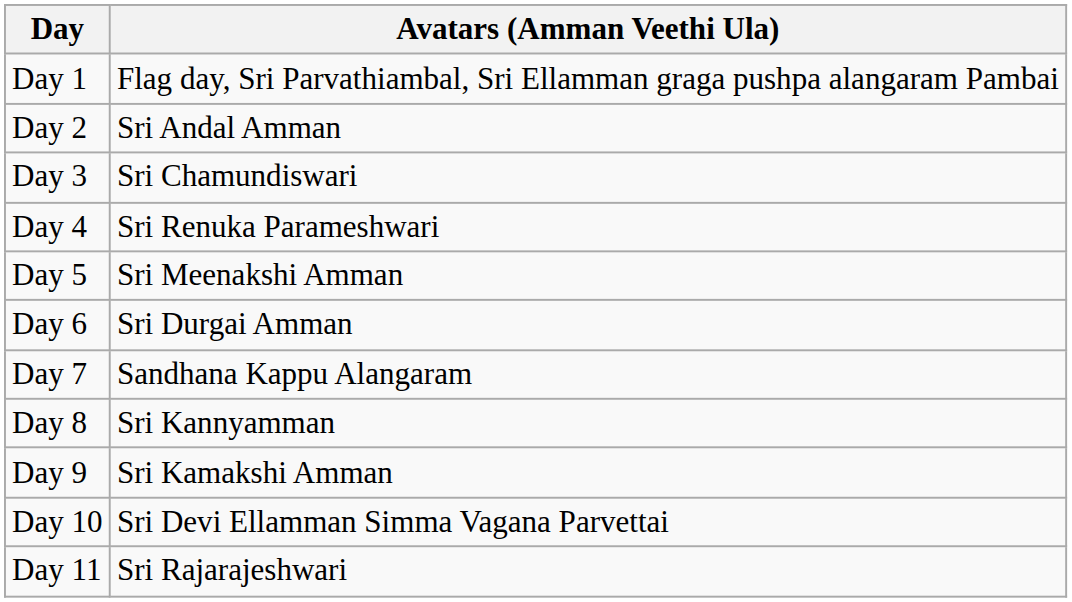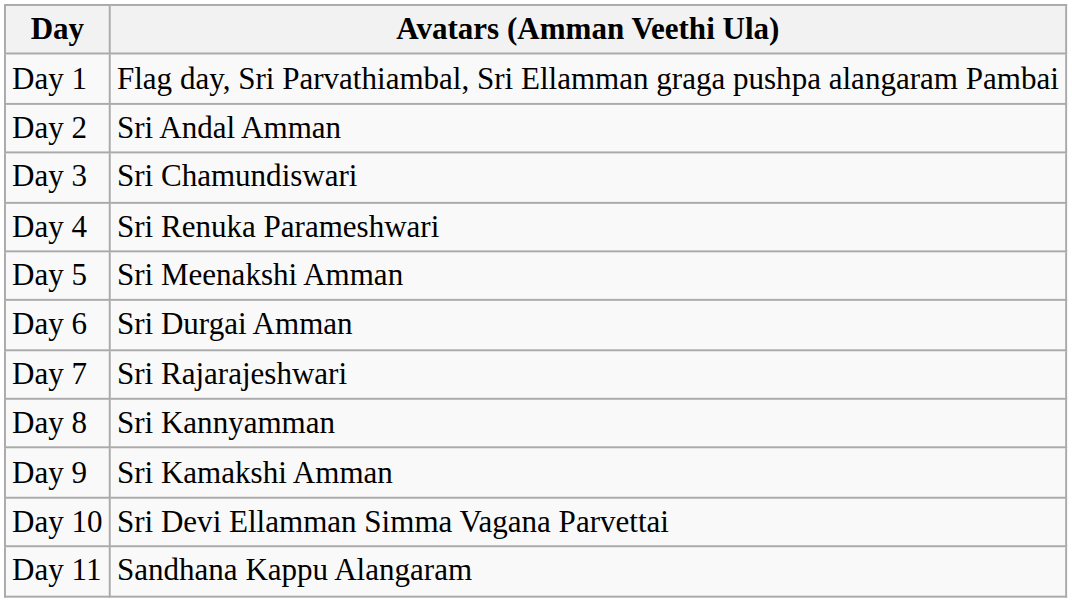(295, 373) Sandhana Kappu Alangaram -> (232, 373) Sri Rajarajeshwari
(232, 570) Sri Rajarajeshwari -> (295, 570) Sandhana Kappu Alangaram
